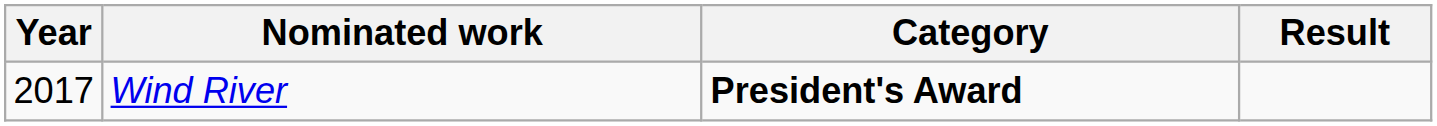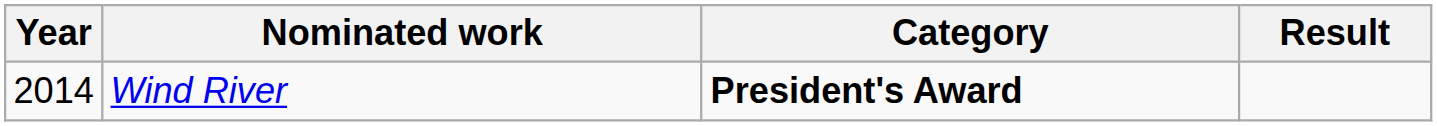(54, 90) 2017 -> (54, 90) 2014
